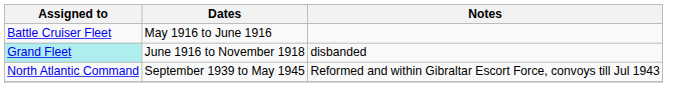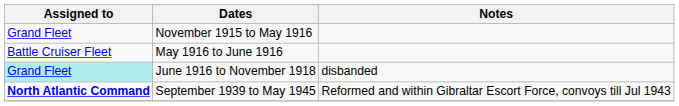+ row: (234, 33)
(73, 71) normal -> (79, 91) bold
